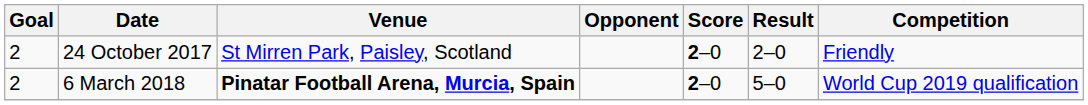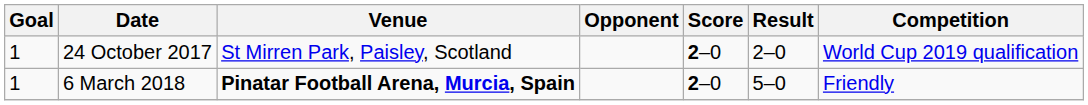(15, 52) 2 -> (15, 52) 1
(859, 52) Friendly -> (951, 52) World Cup 2019 qualification
(15, 83) 2 -> (15, 83) 1
(951, 83) World Cup 2019 qualification -> (859, 83) Friendly
